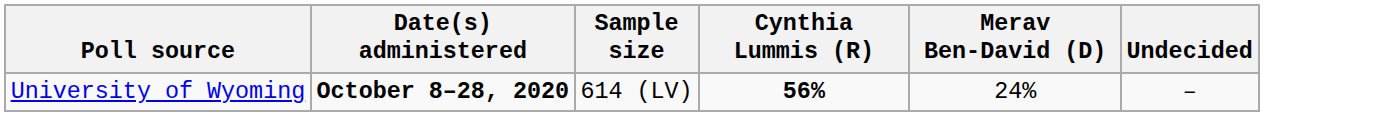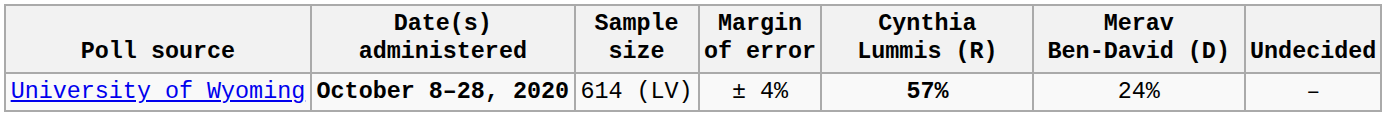+ column: (760, 38)
(804, 92) 56% -> (927, 92) 57%
